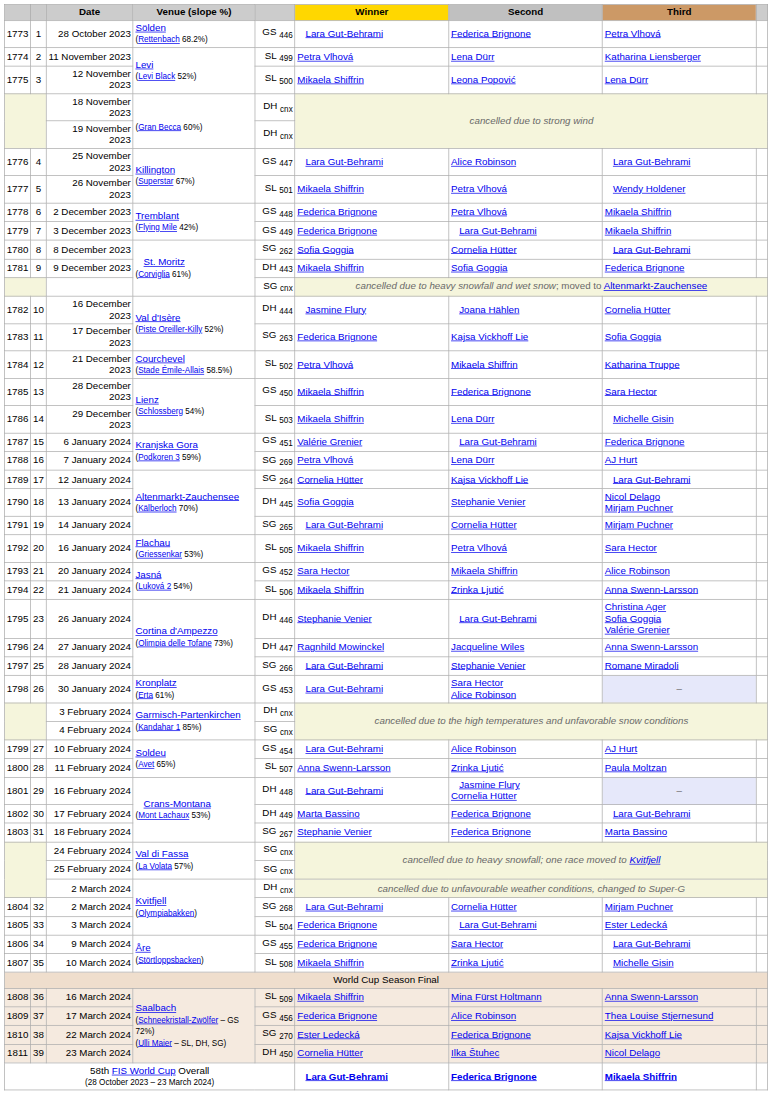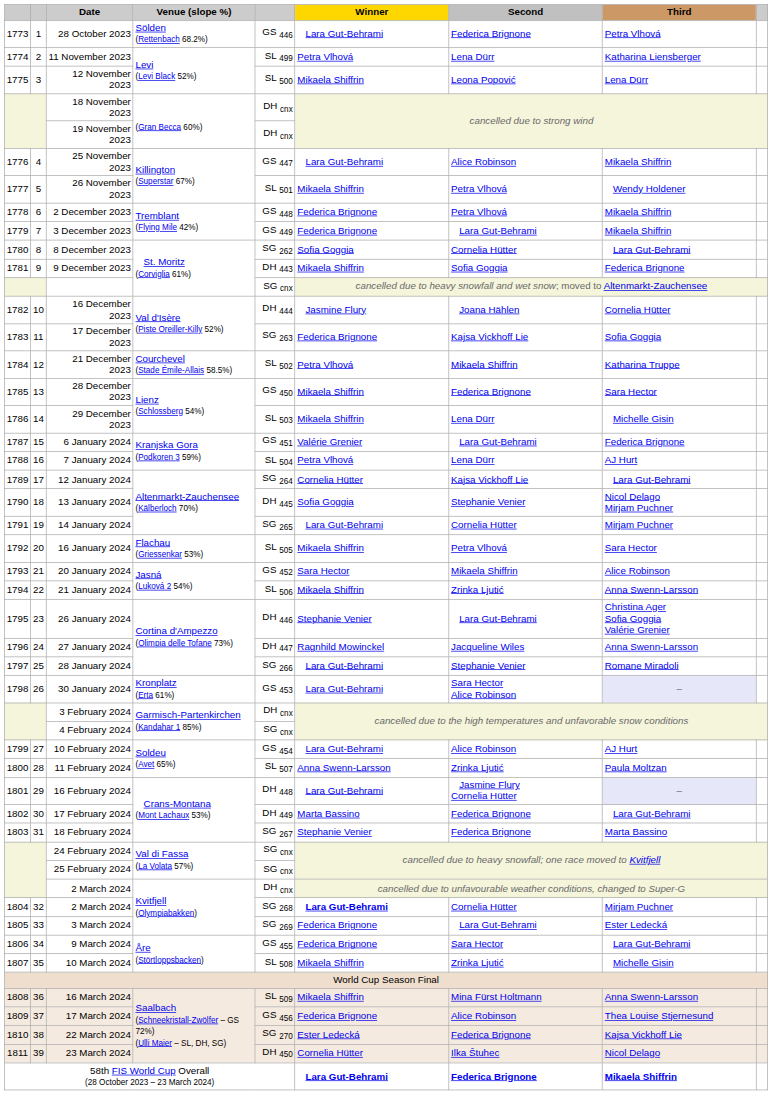(648, 161) Lara Gut-Behrami -> (638, 161) Mikaela Shiffrin
(278, 460) SG 269 -> (279, 460) SL 504
(340, 906) normal -> (343, 906) bold
(279, 925) SL 504 -> (278, 925) SG 269
